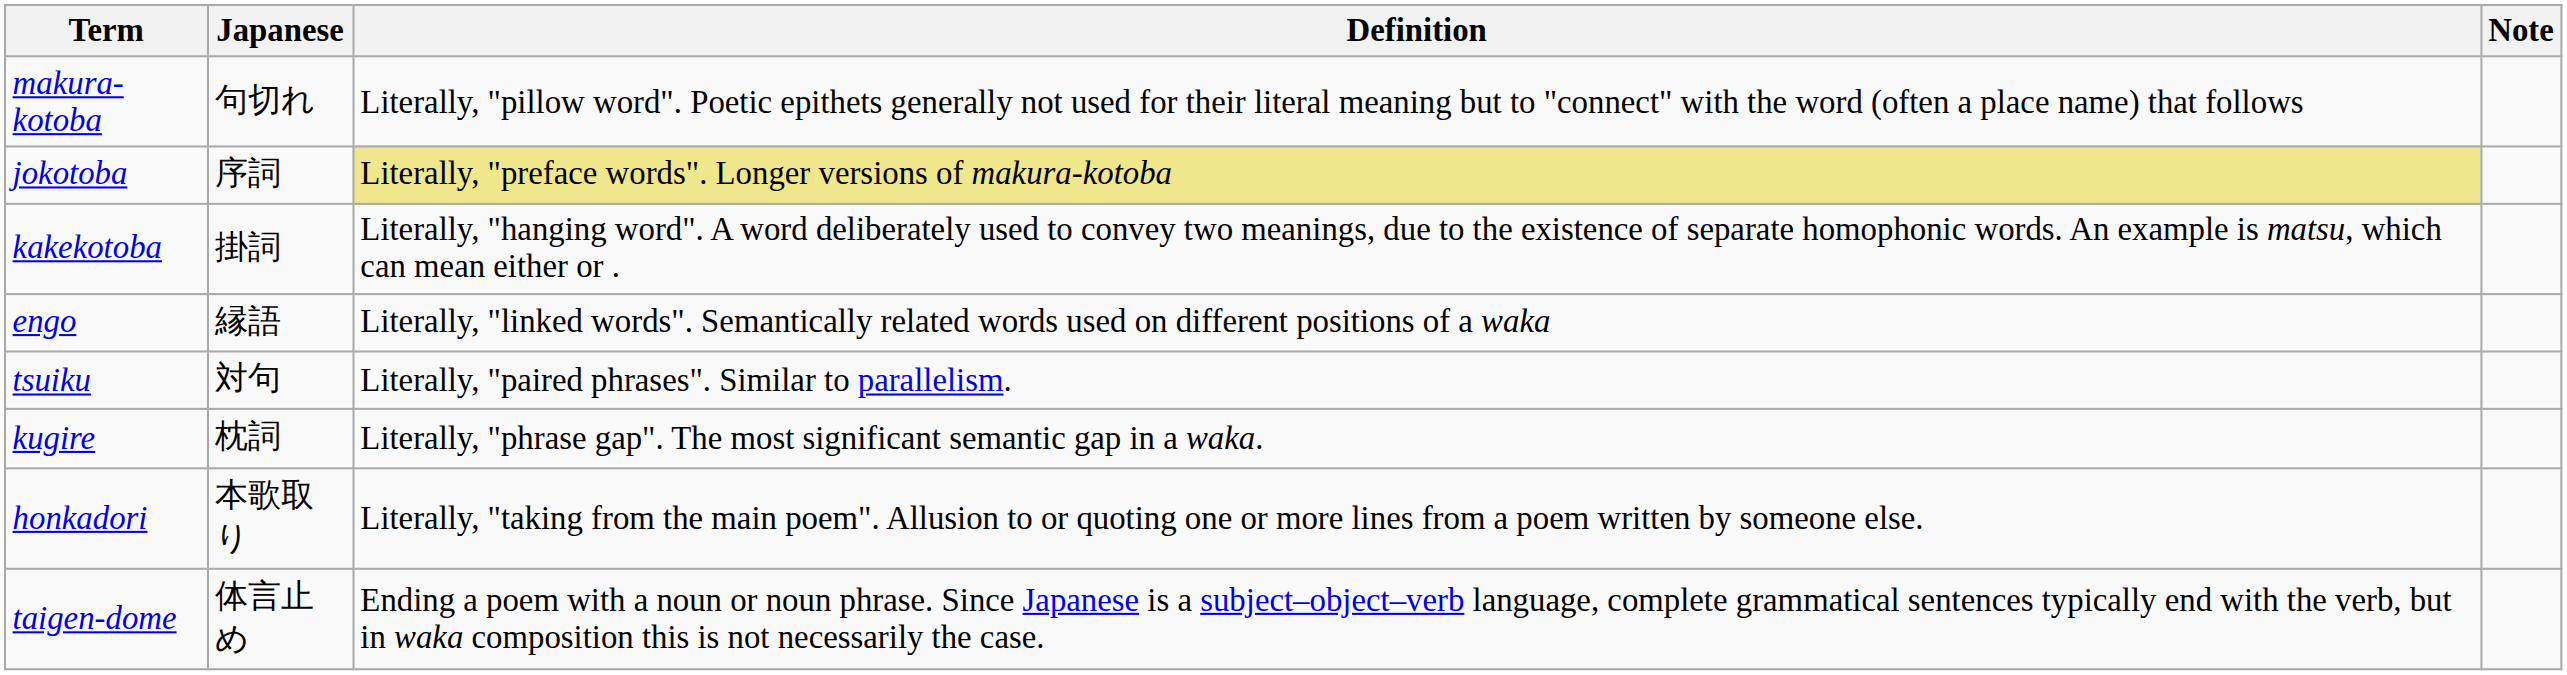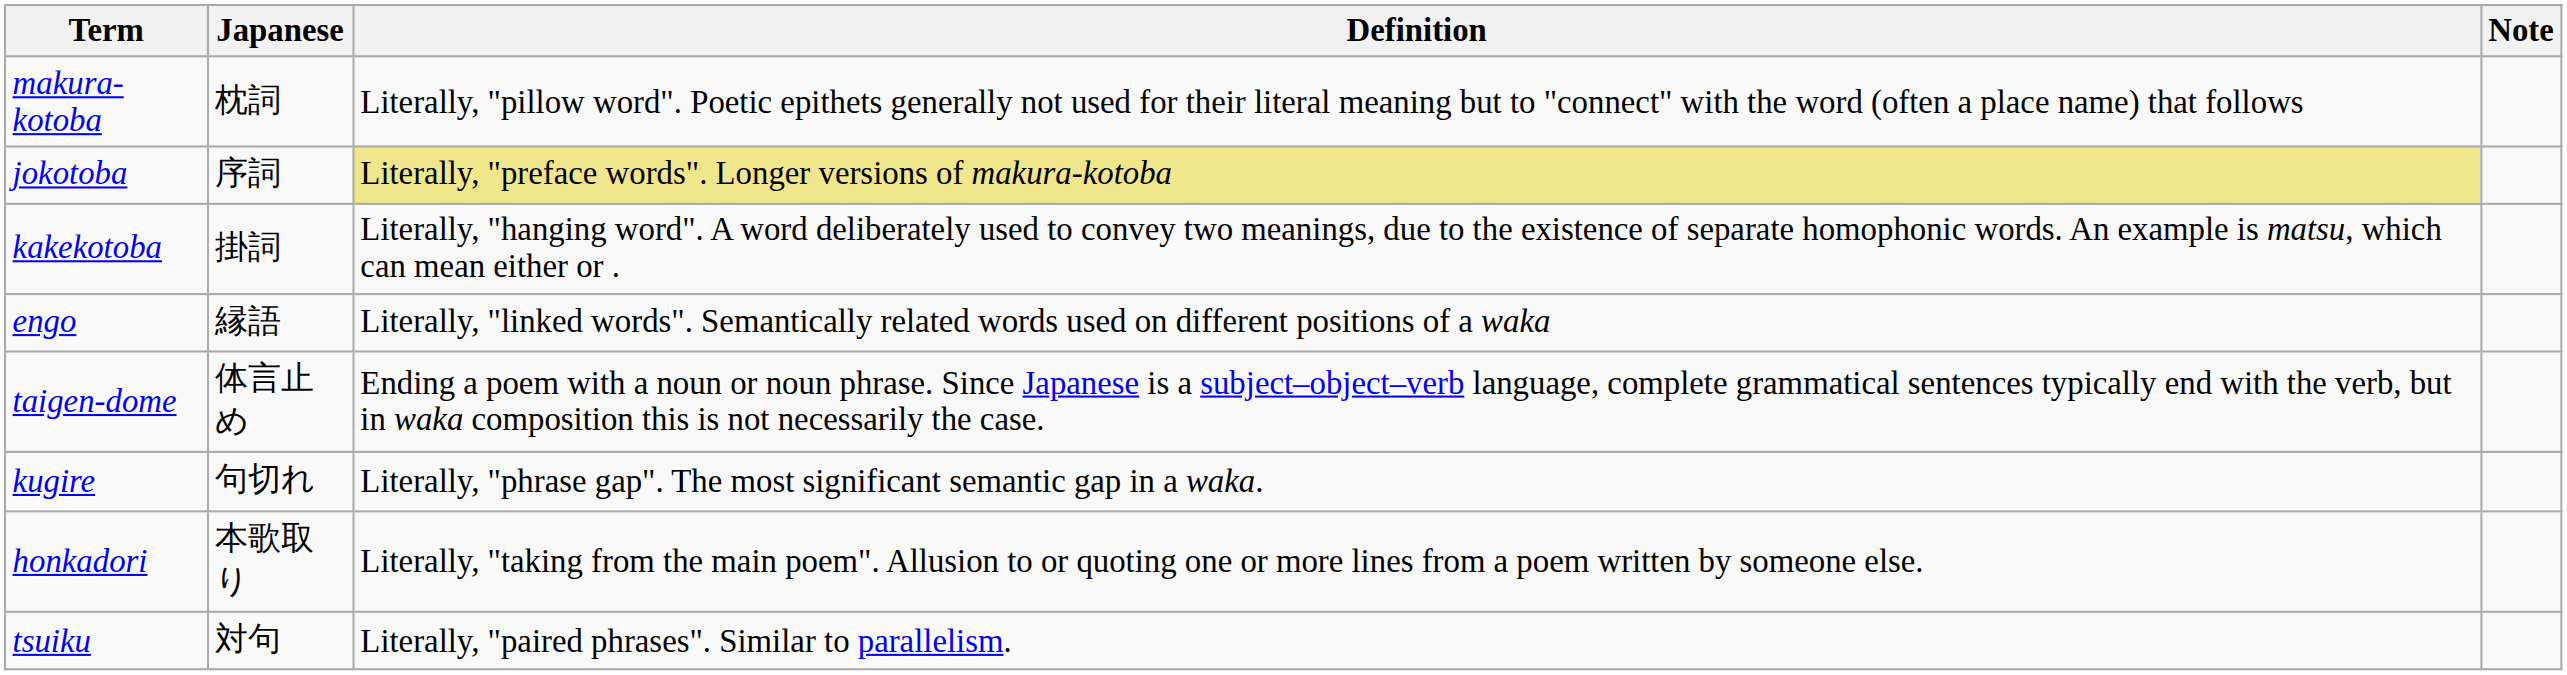(264, 99) 句切れ -> (248, 99) 枕詞
rows swapped: (52, 379) <-> (95, 618)
(248, 436) 枕詞 -> (264, 479) 句切れ
